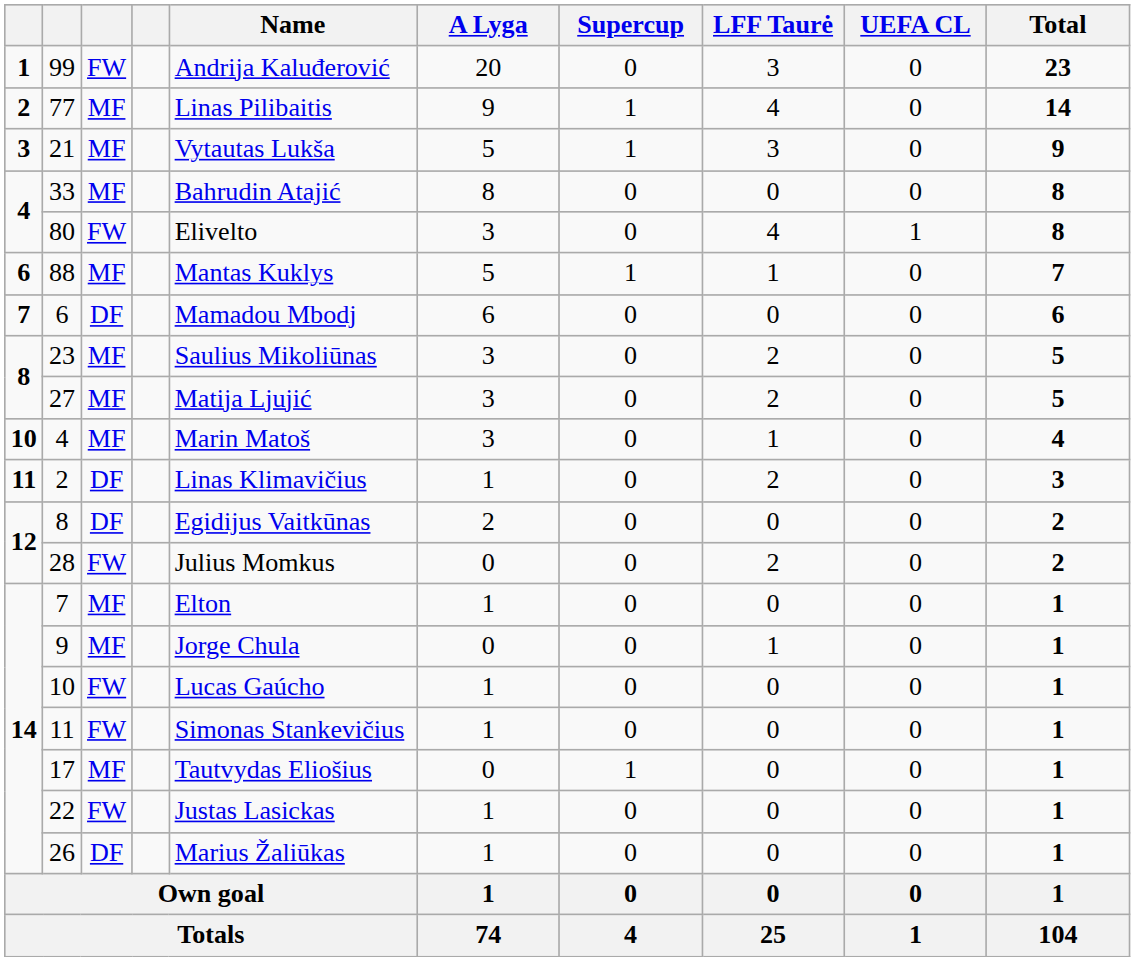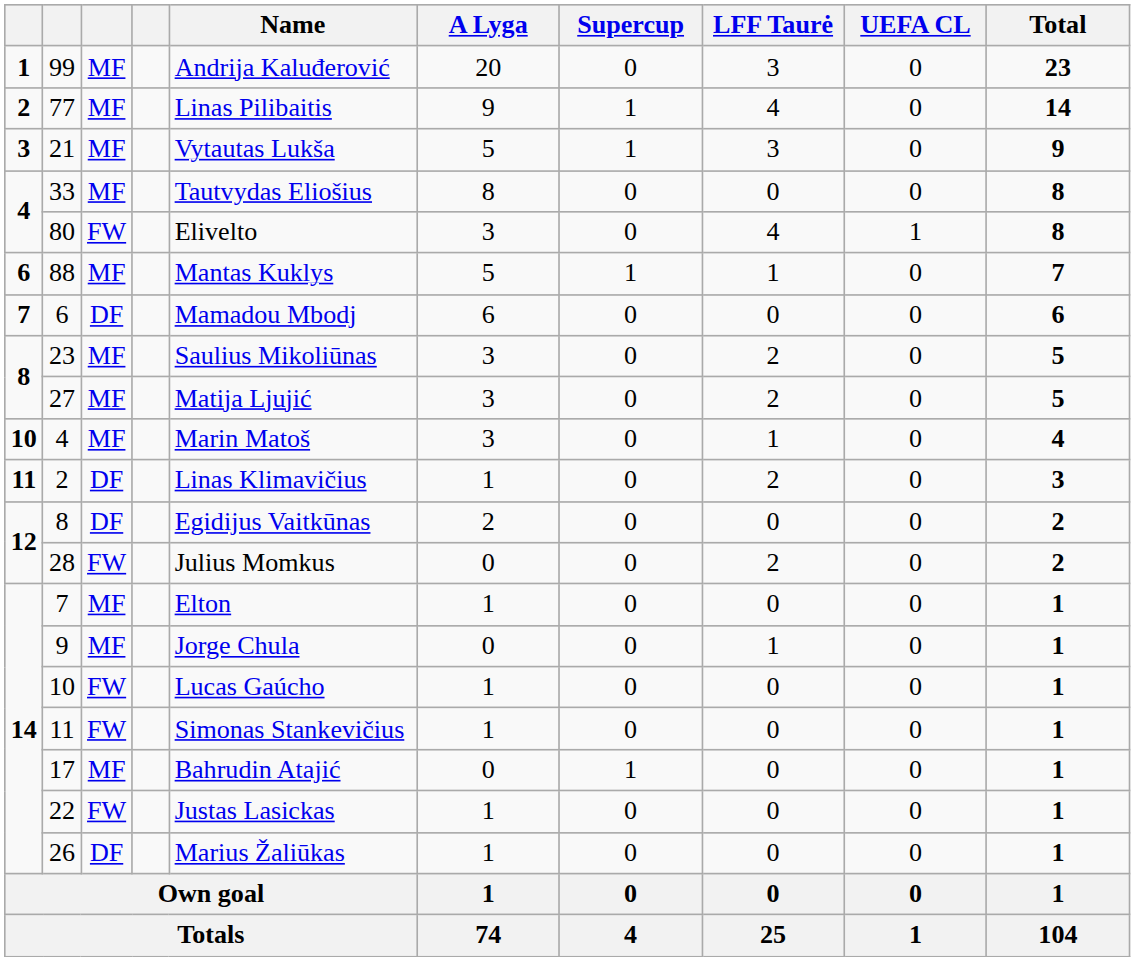(107, 66) FW -> (107, 66) MF
(258, 190) Bahrudin Atajić -> (273, 190) Tautvydas Eliošius
(273, 769) Tautvydas Eliošius -> (258, 769) Bahrudin Atajić
